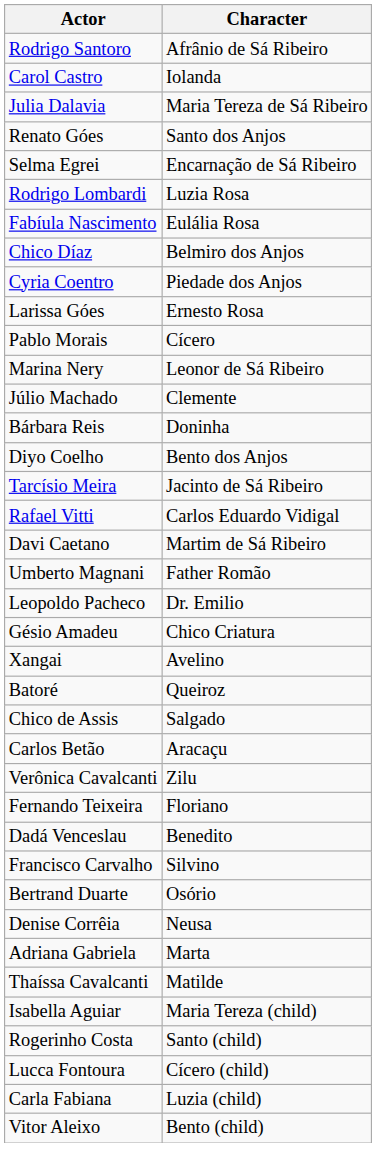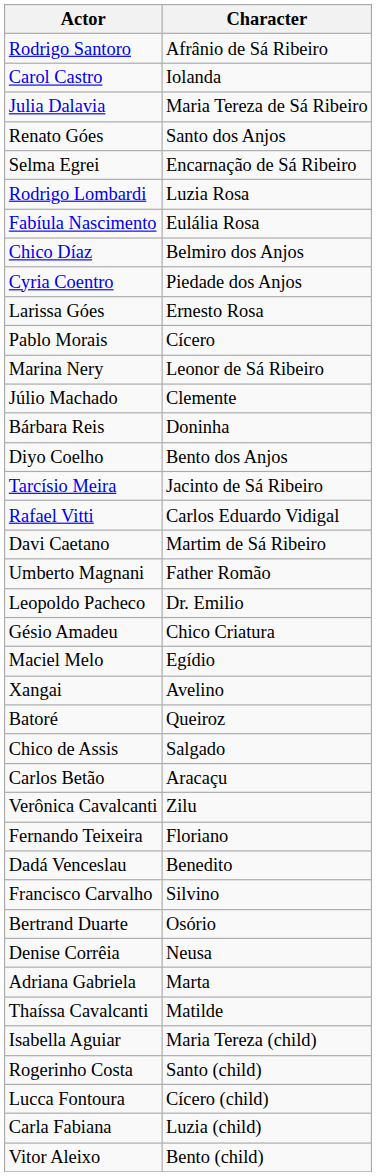+ row: (56, 661)
